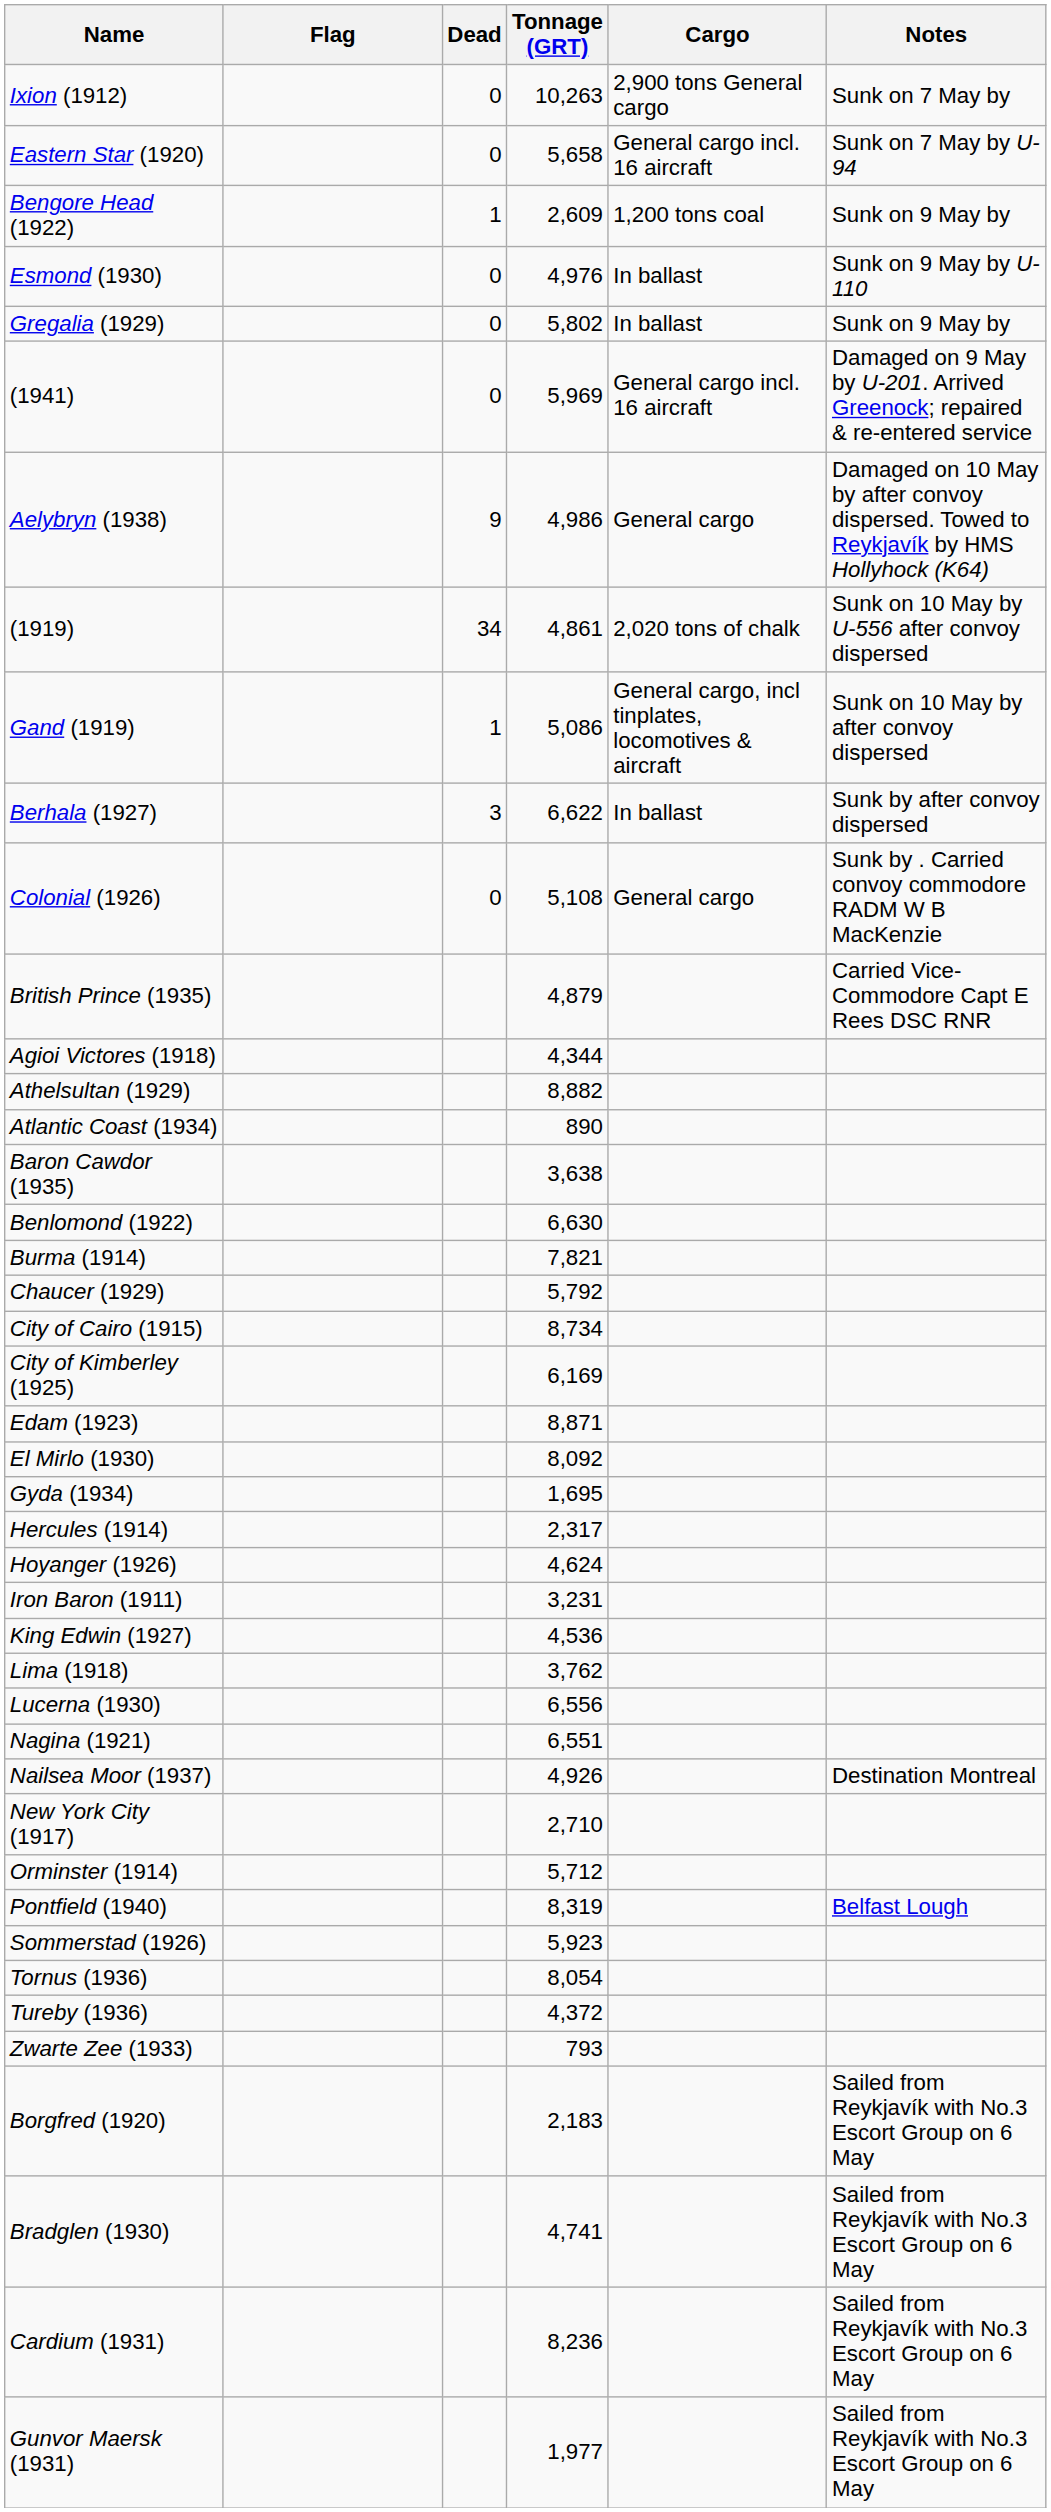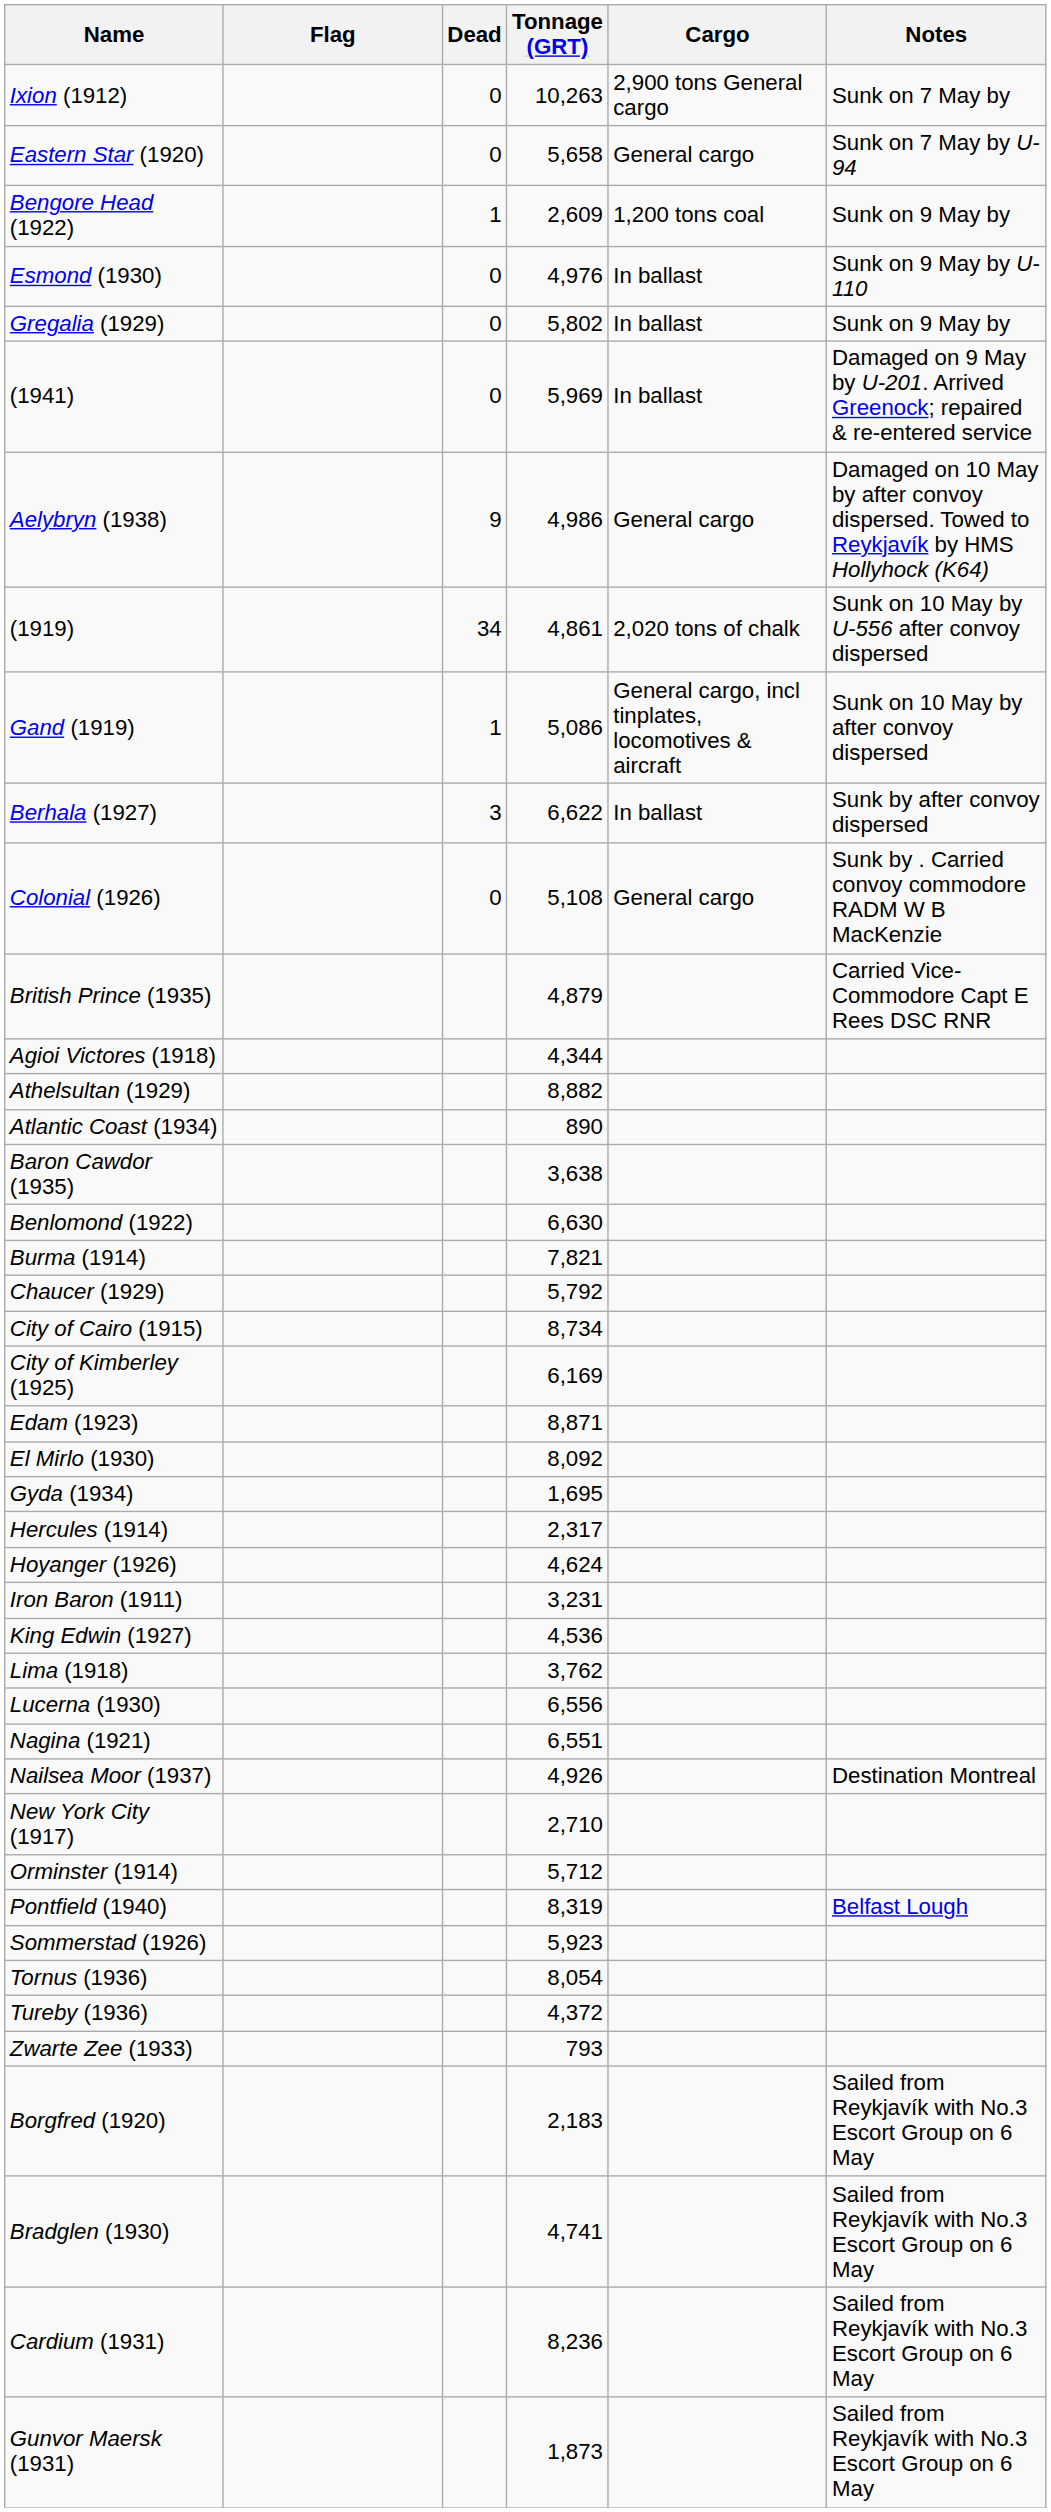(707, 155) General cargo incl. 16 aircraft -> (684, 155) General cargo
(707, 396) General cargo incl. 16 aircraft -> (658, 396) In ballast
(575, 2452) 1,977 -> (575, 2452) 1,873
